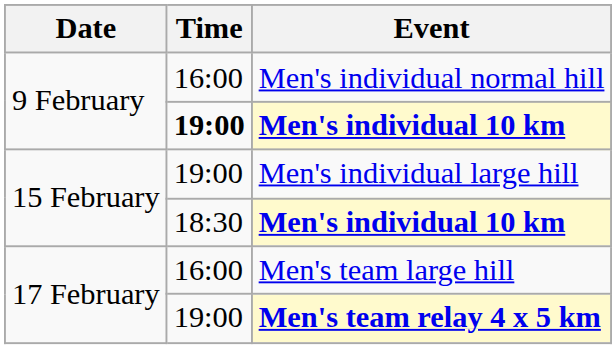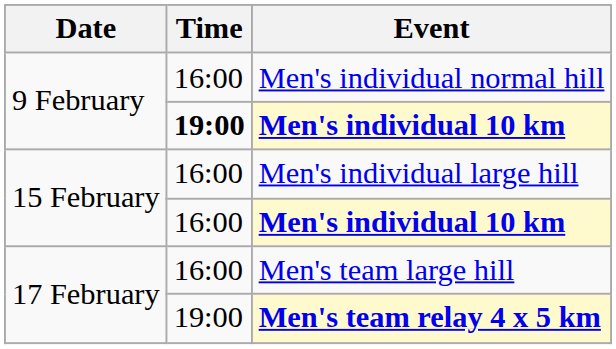(208, 173) 19:00 -> (208, 173) 16:00
(208, 221) 18:30 -> (208, 221) 16:00
